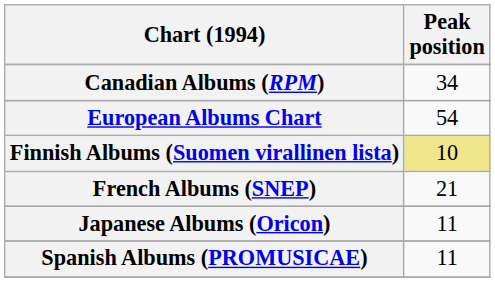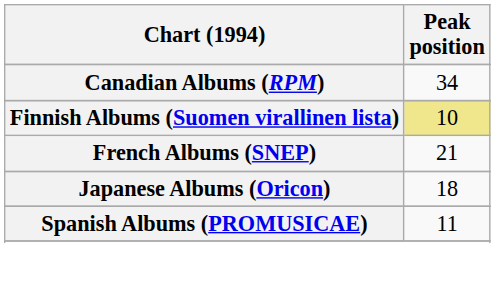- row: (204, 117)
(447, 223) 11 -> (447, 188) 18
